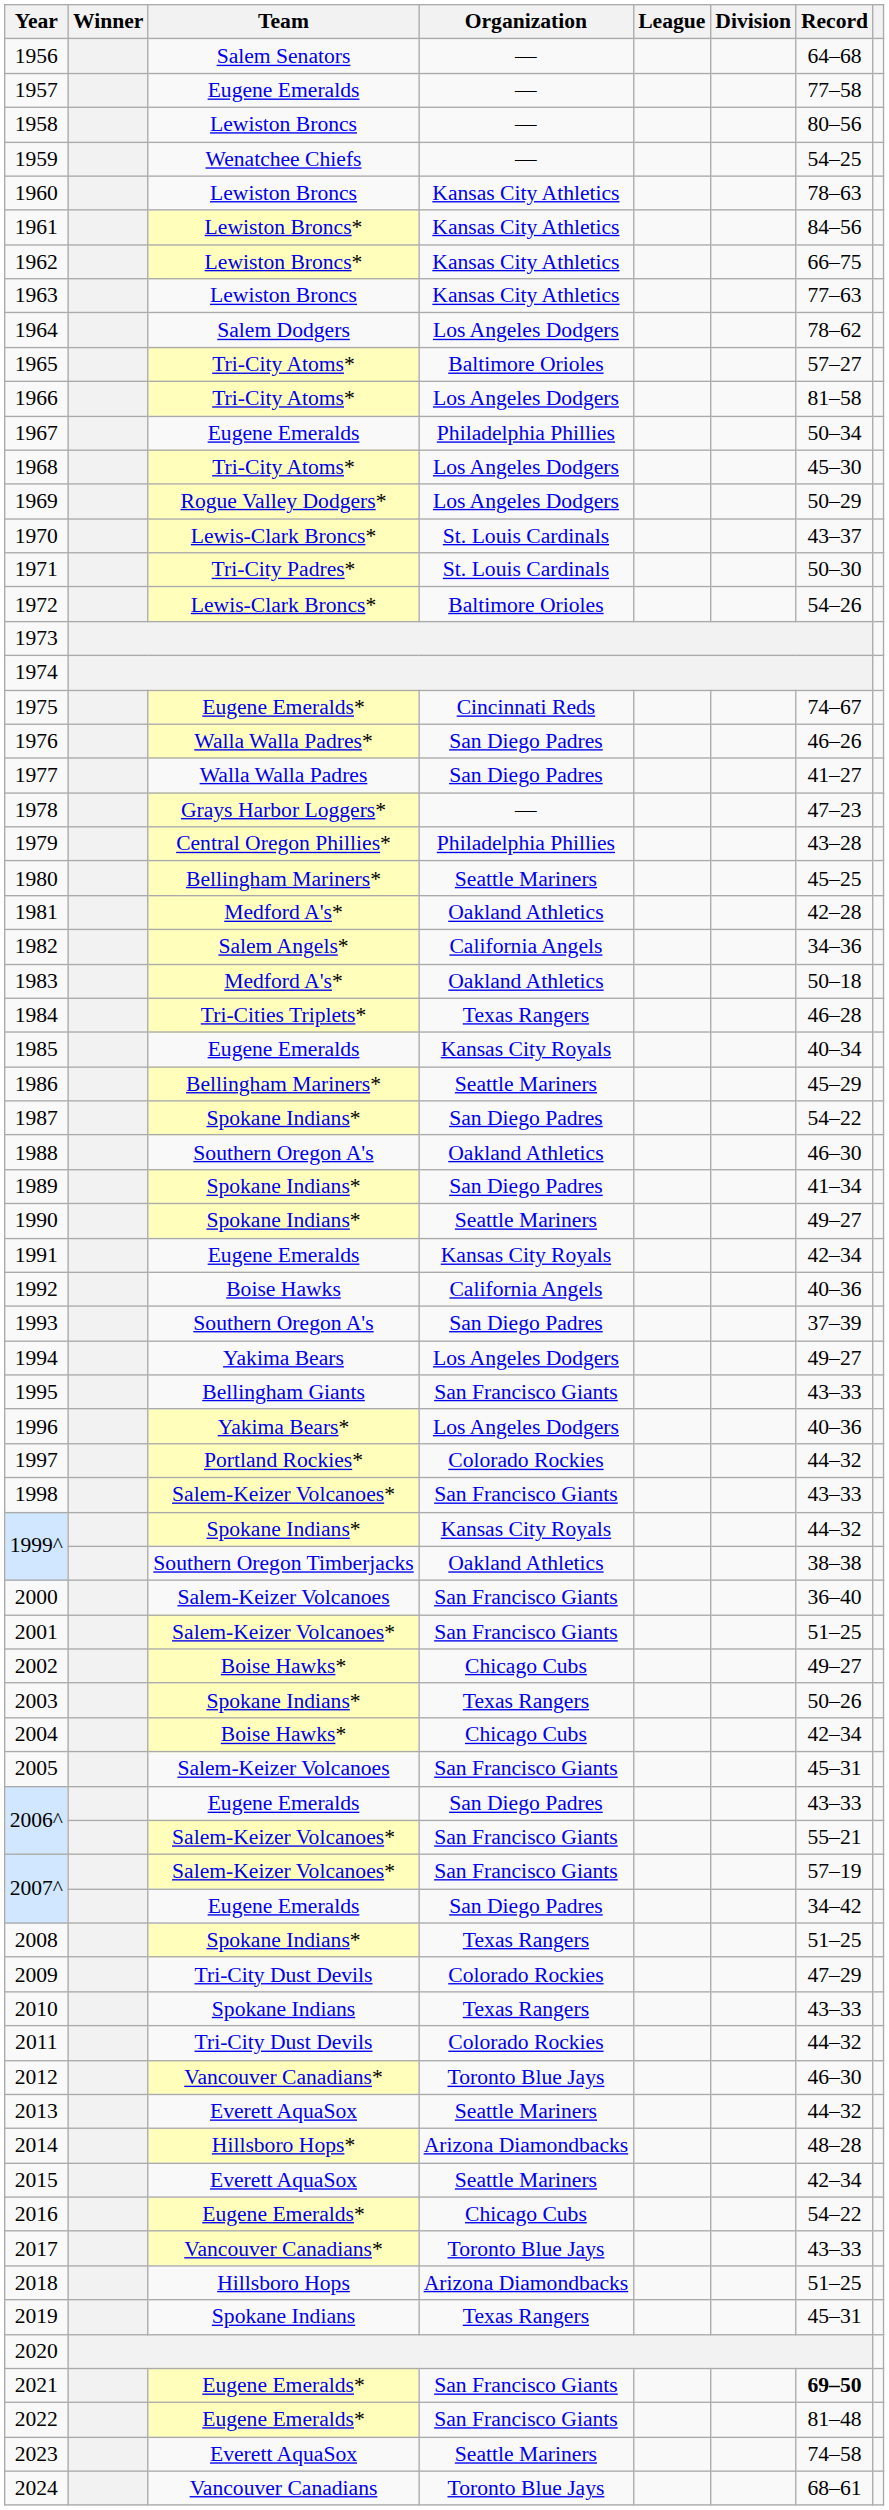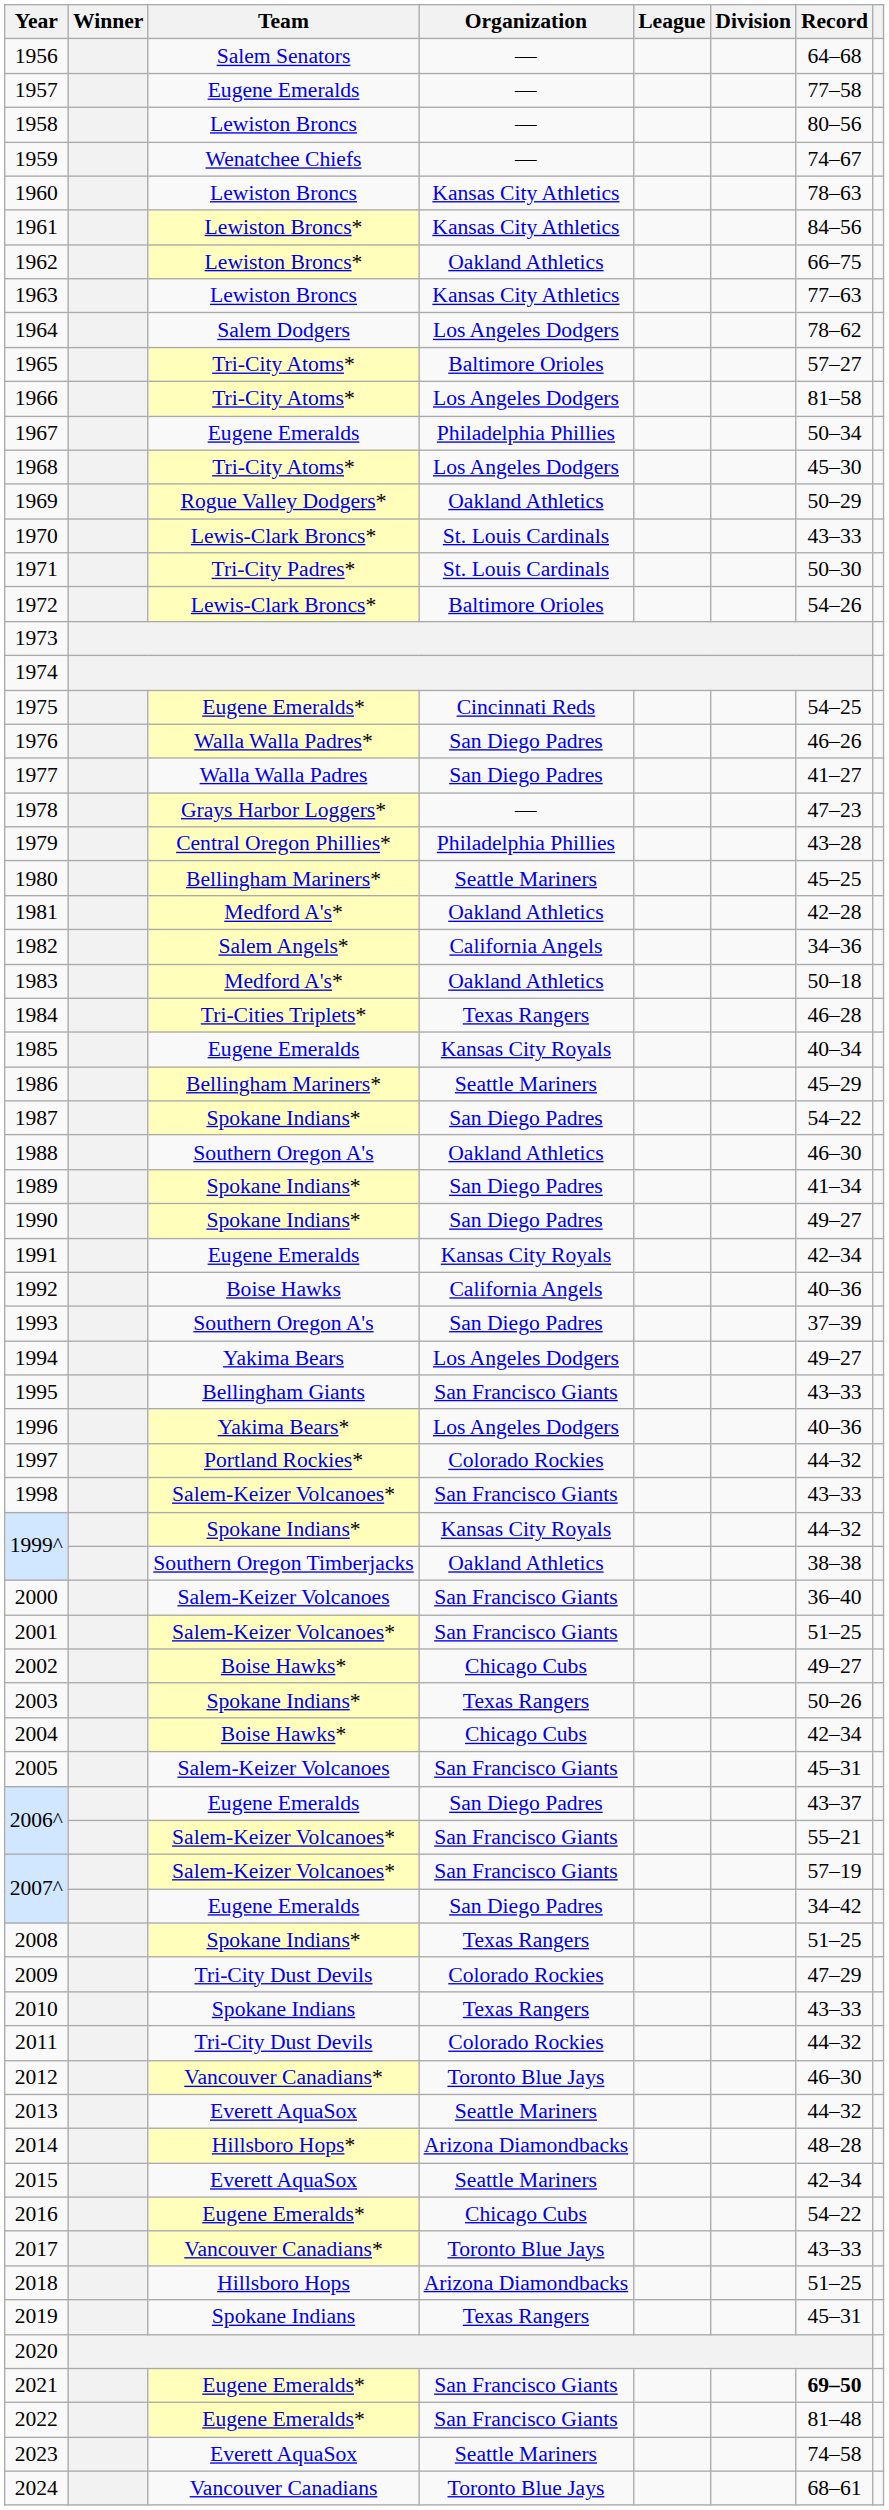(834, 158) 54–25 -> (834, 158) 74–67
(526, 261) Kansas City Athletics -> (526, 261) Oakland Athletics
(526, 501) Los Angeles Dodgers -> (526, 501) Oakland Athletics
(834, 535) 43–37 -> (834, 535) 43–33
(834, 706) 74–67 -> (834, 706) 54–25
(526, 1220) Seattle Mariners -> (526, 1220) San Diego Padres
(834, 1802) 43–33 -> (834, 1802) 43–37
